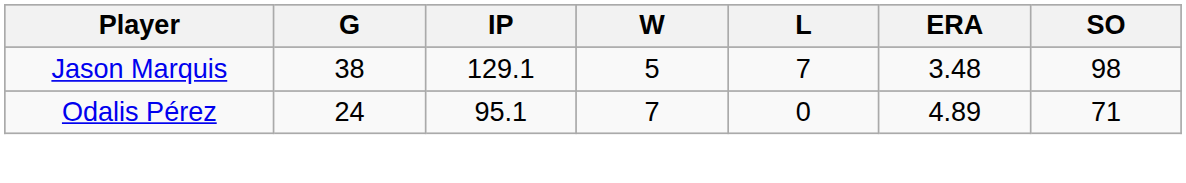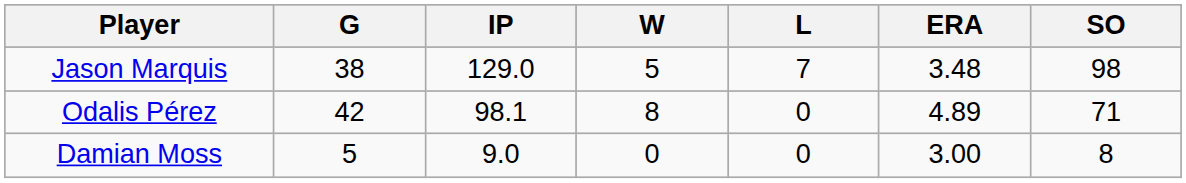(501, 68) 129.1 -> (501, 68) 129.0
(349, 111) 24 -> (349, 111) 42
(501, 111) 95.1 -> (501, 111) 98.1
(652, 111) 7 -> (652, 111) 8
+ row: (139, 154)
